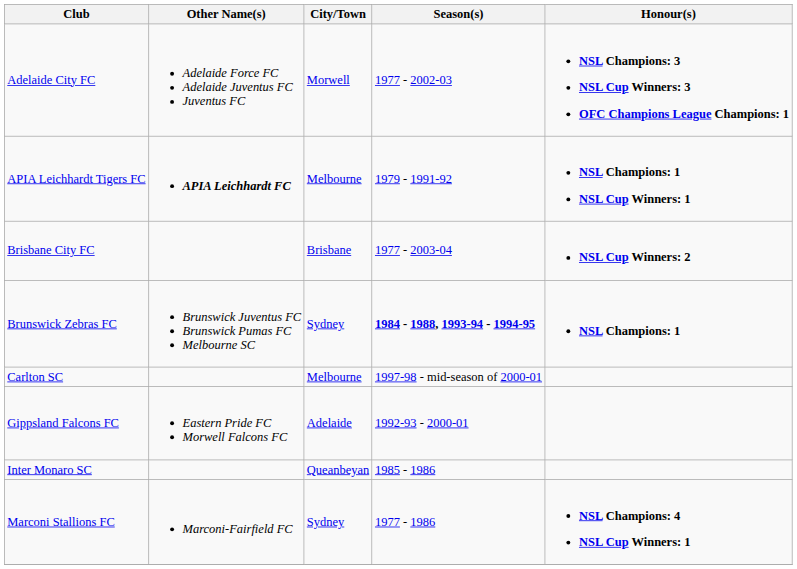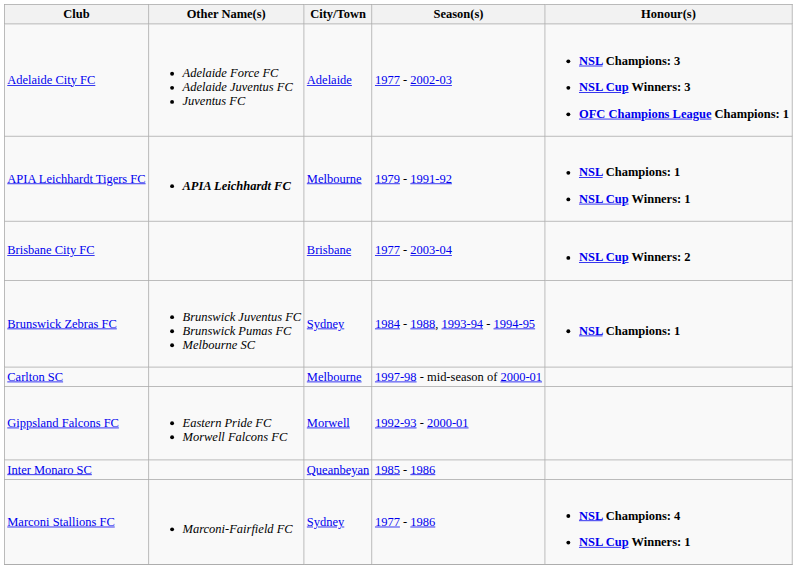(328, 80) Morwell -> (329, 80) Adelaide
(455, 323) bold -> (455, 323) normal
(329, 423) Adelaide -> (328, 423) Morwell
